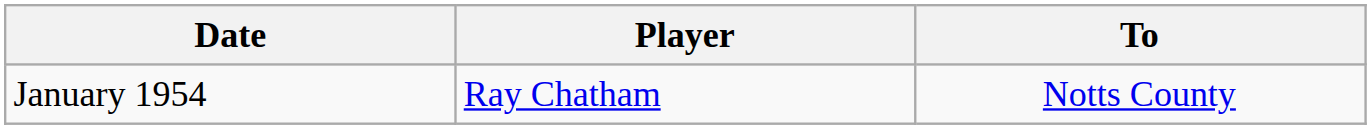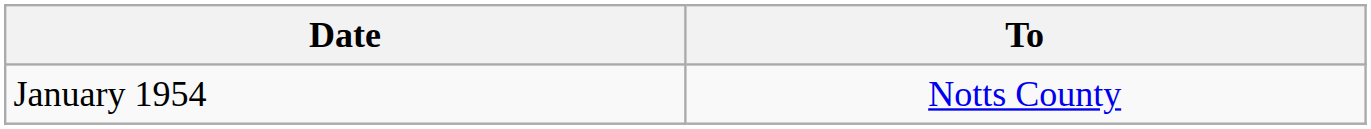- column: (685, 34)
